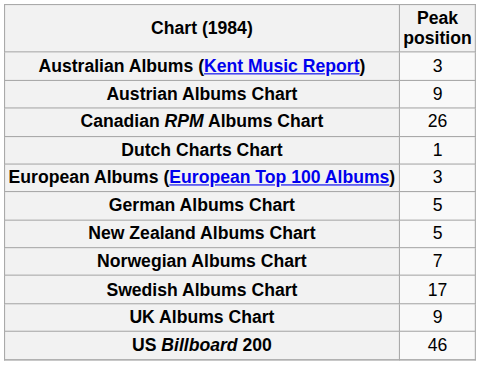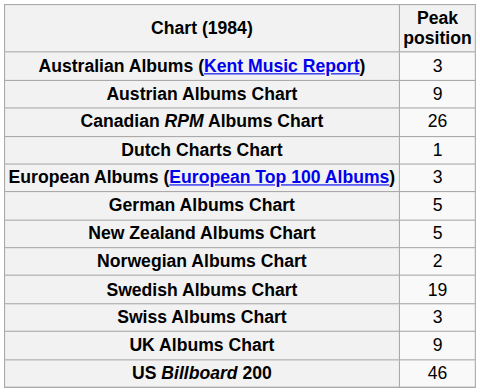(438, 261) 7 -> (438, 261) 2
(438, 289) 17 -> (438, 289) 19
+ row: (202, 317)
